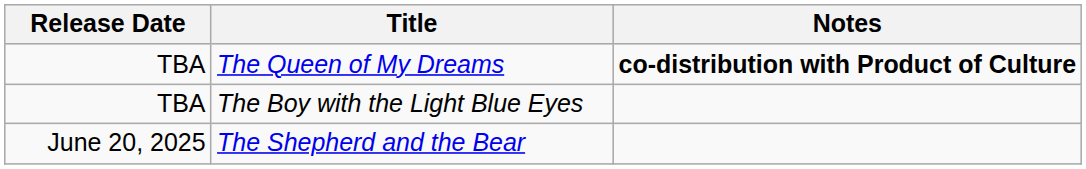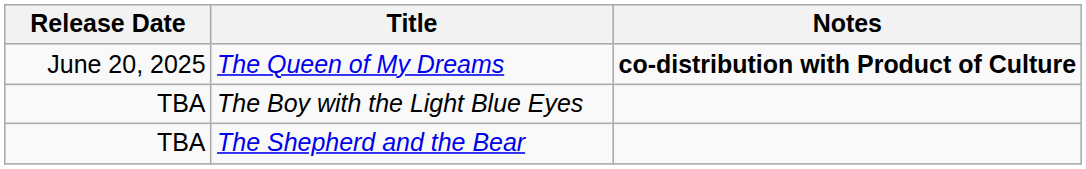(181, 63) TBA -> (126, 63) June 20, 2025
(126, 143) June 20, 2025 -> (181, 143) TBA
